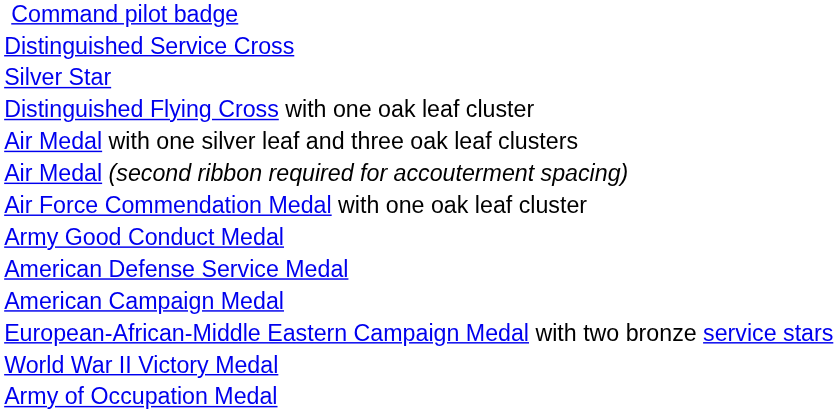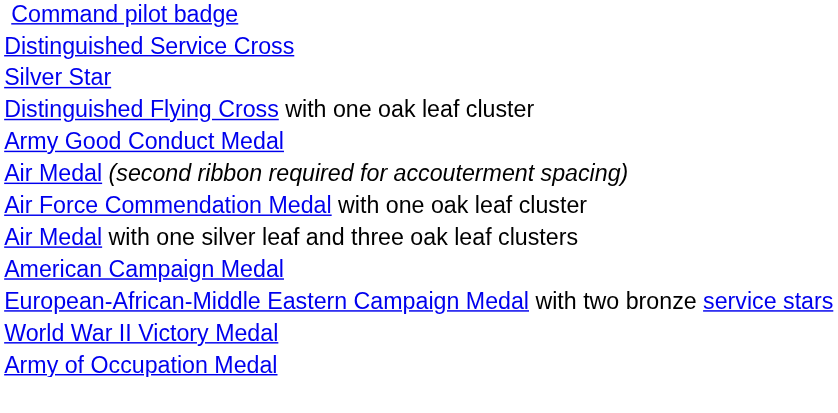rows swapped: (291, 141) <-> (144, 237)
- row: (176, 269)
